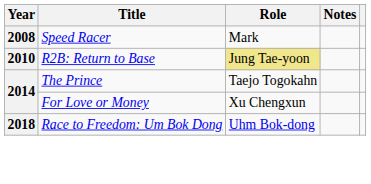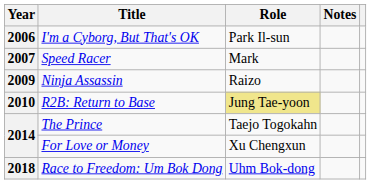+ row: (120, 37)
(21, 37) 2008 -> (21, 59) 2007
+ row: (82, 80)
